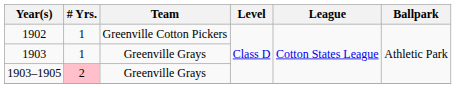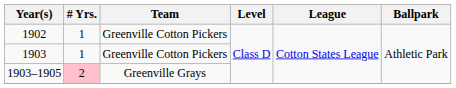(165, 54) Greenville Grays -> (165, 54) Greenville Cotton Pickers
